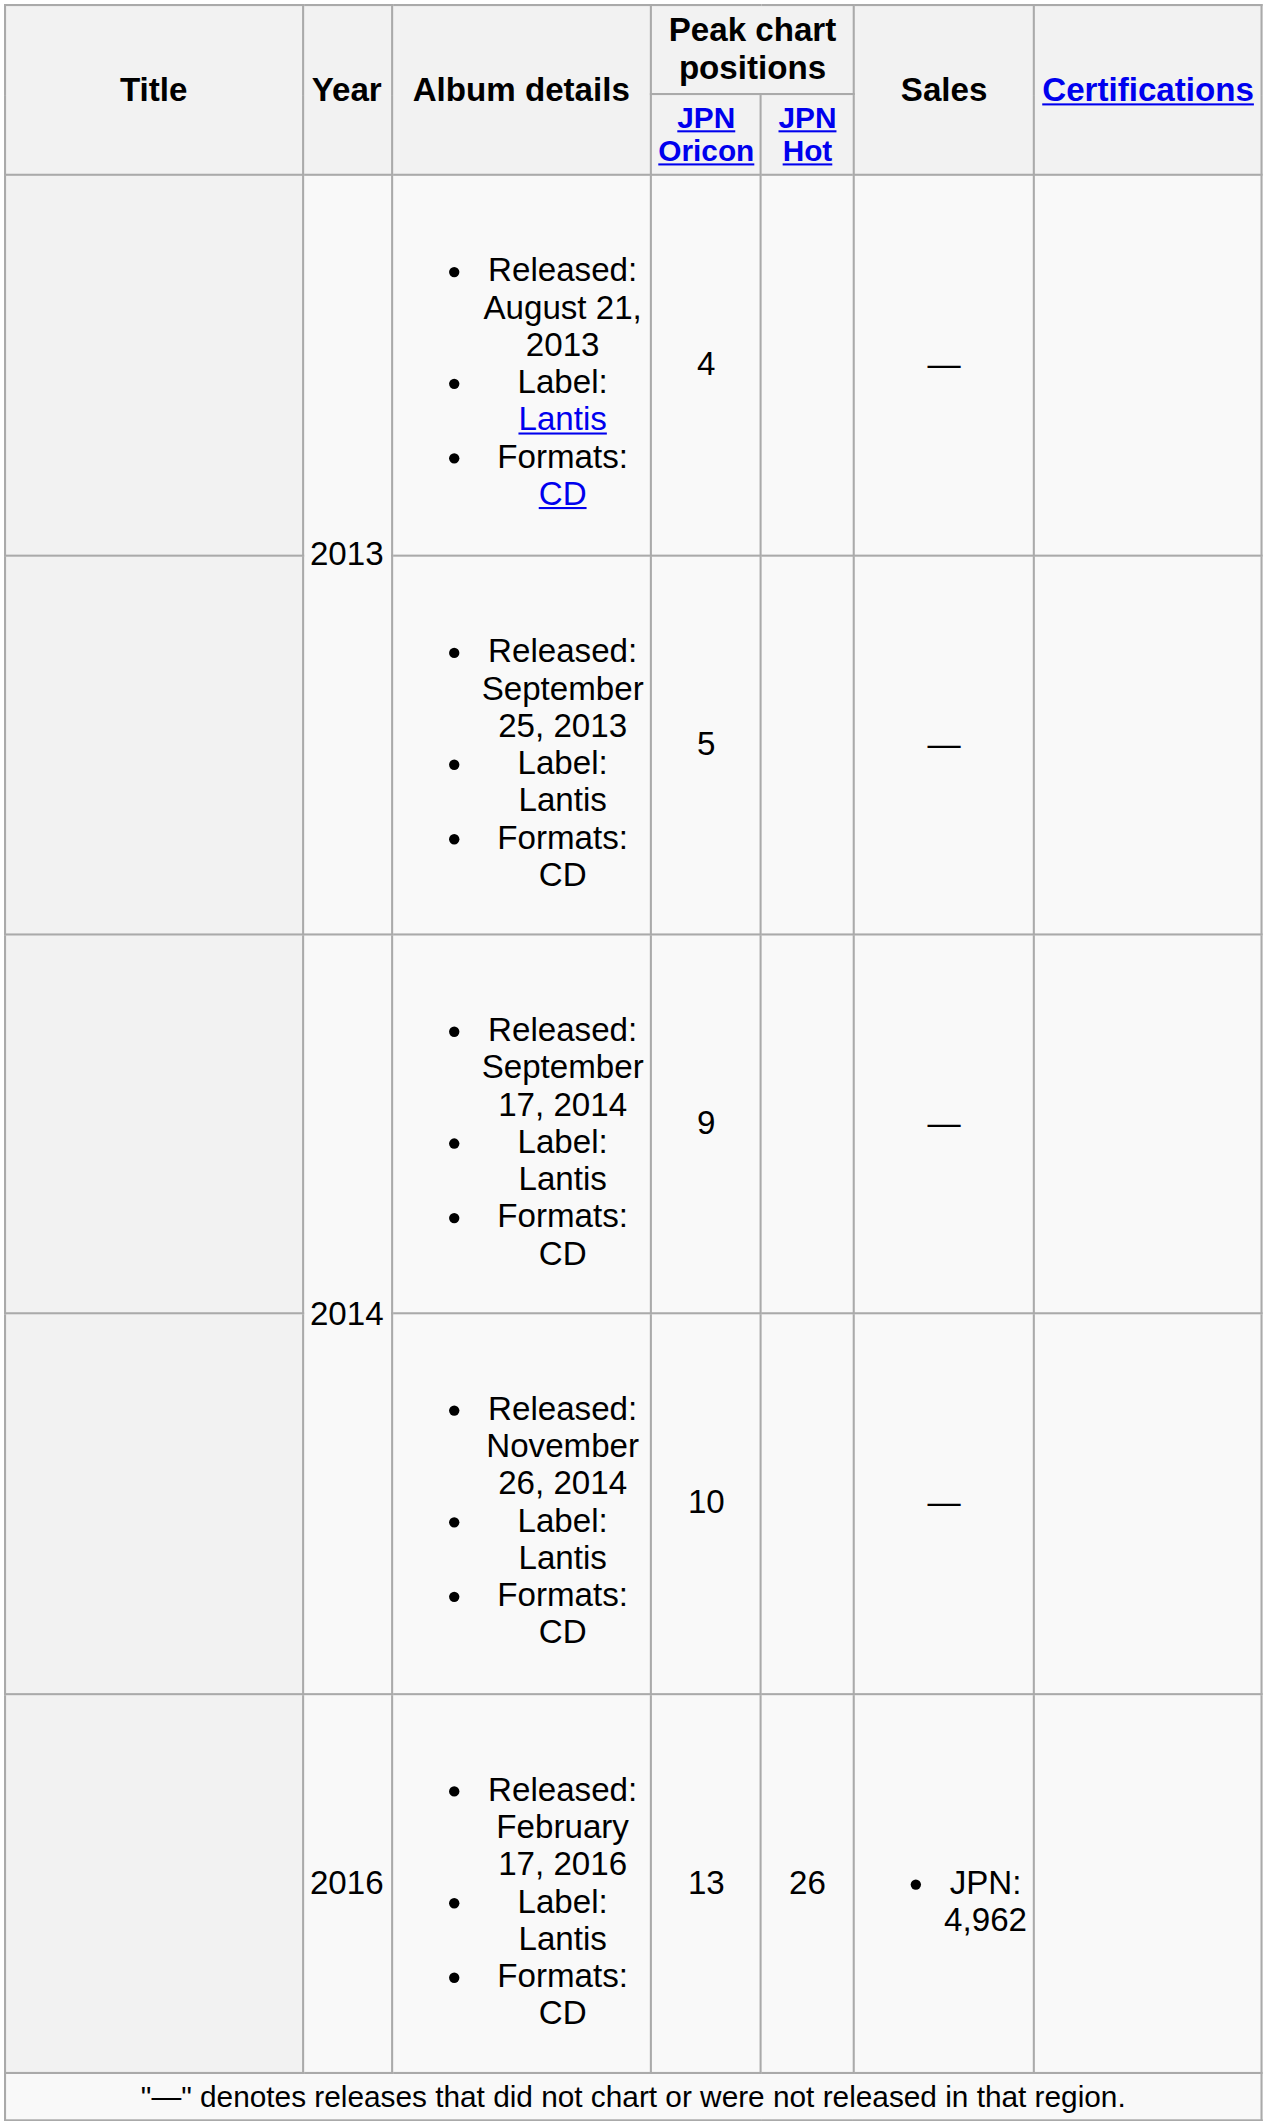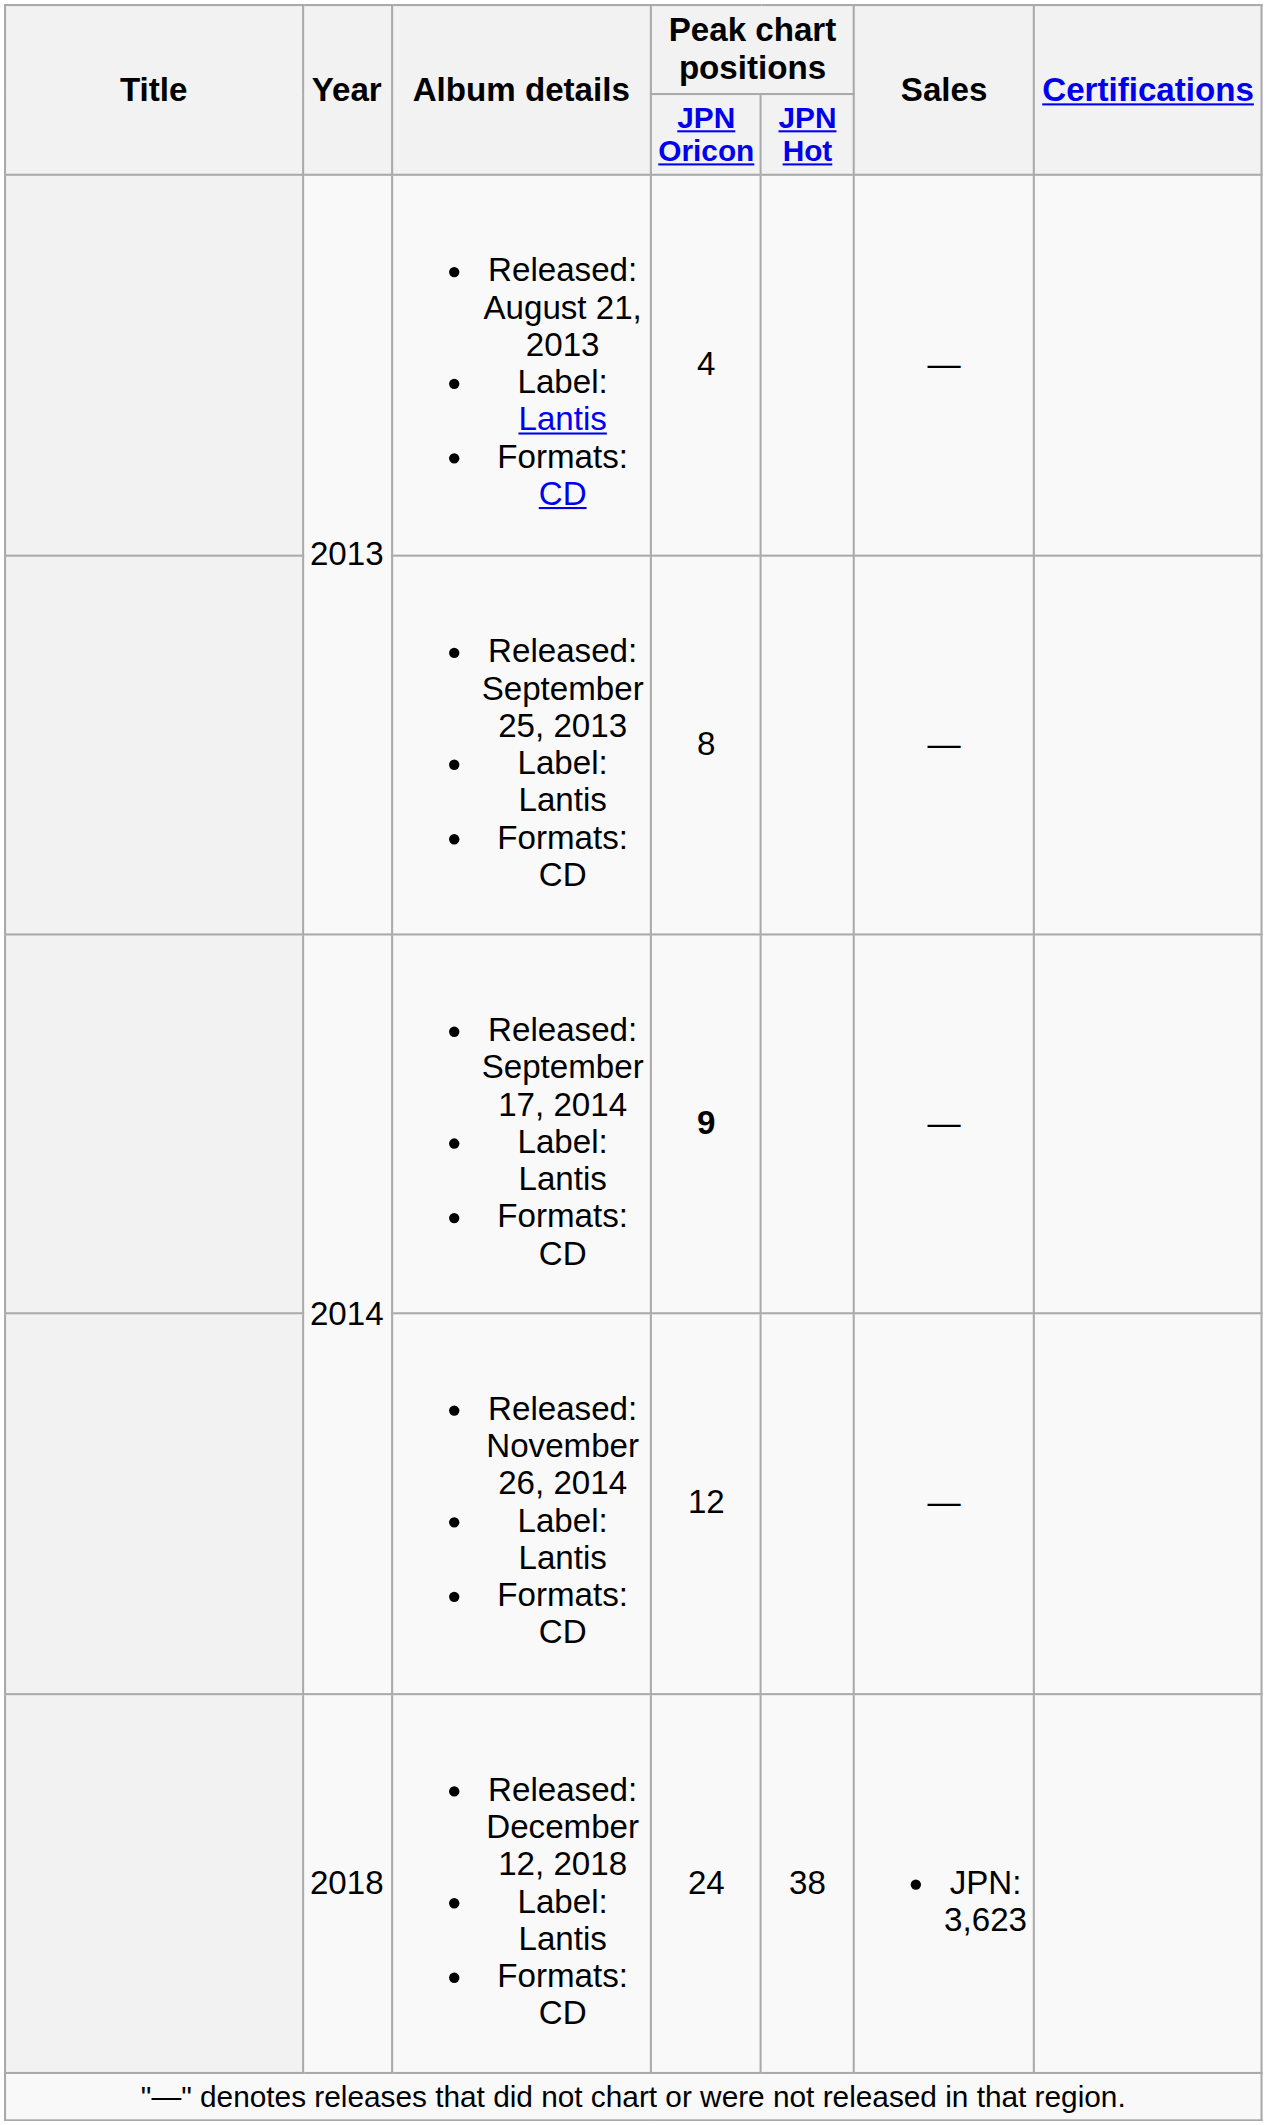(706, 743) 5 -> (706, 743) 8
(706, 1123) normal -> (706, 1123) bold
(706, 1503) 10 -> (706, 1503) 12
- row: (521, 1902)
+ row: (521, 1902)
